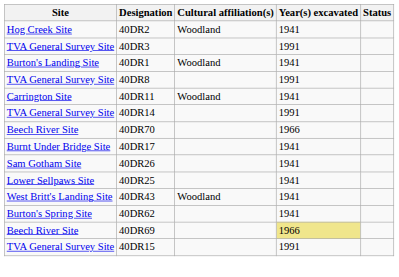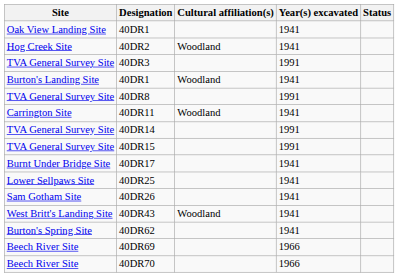+ row: (56, 29)
rows swapped: (60, 247) <-> (43, 130)
rows swapped: (50, 180) <-> (44, 163)
(289, 230) khaki background -> (289, 247) no background
